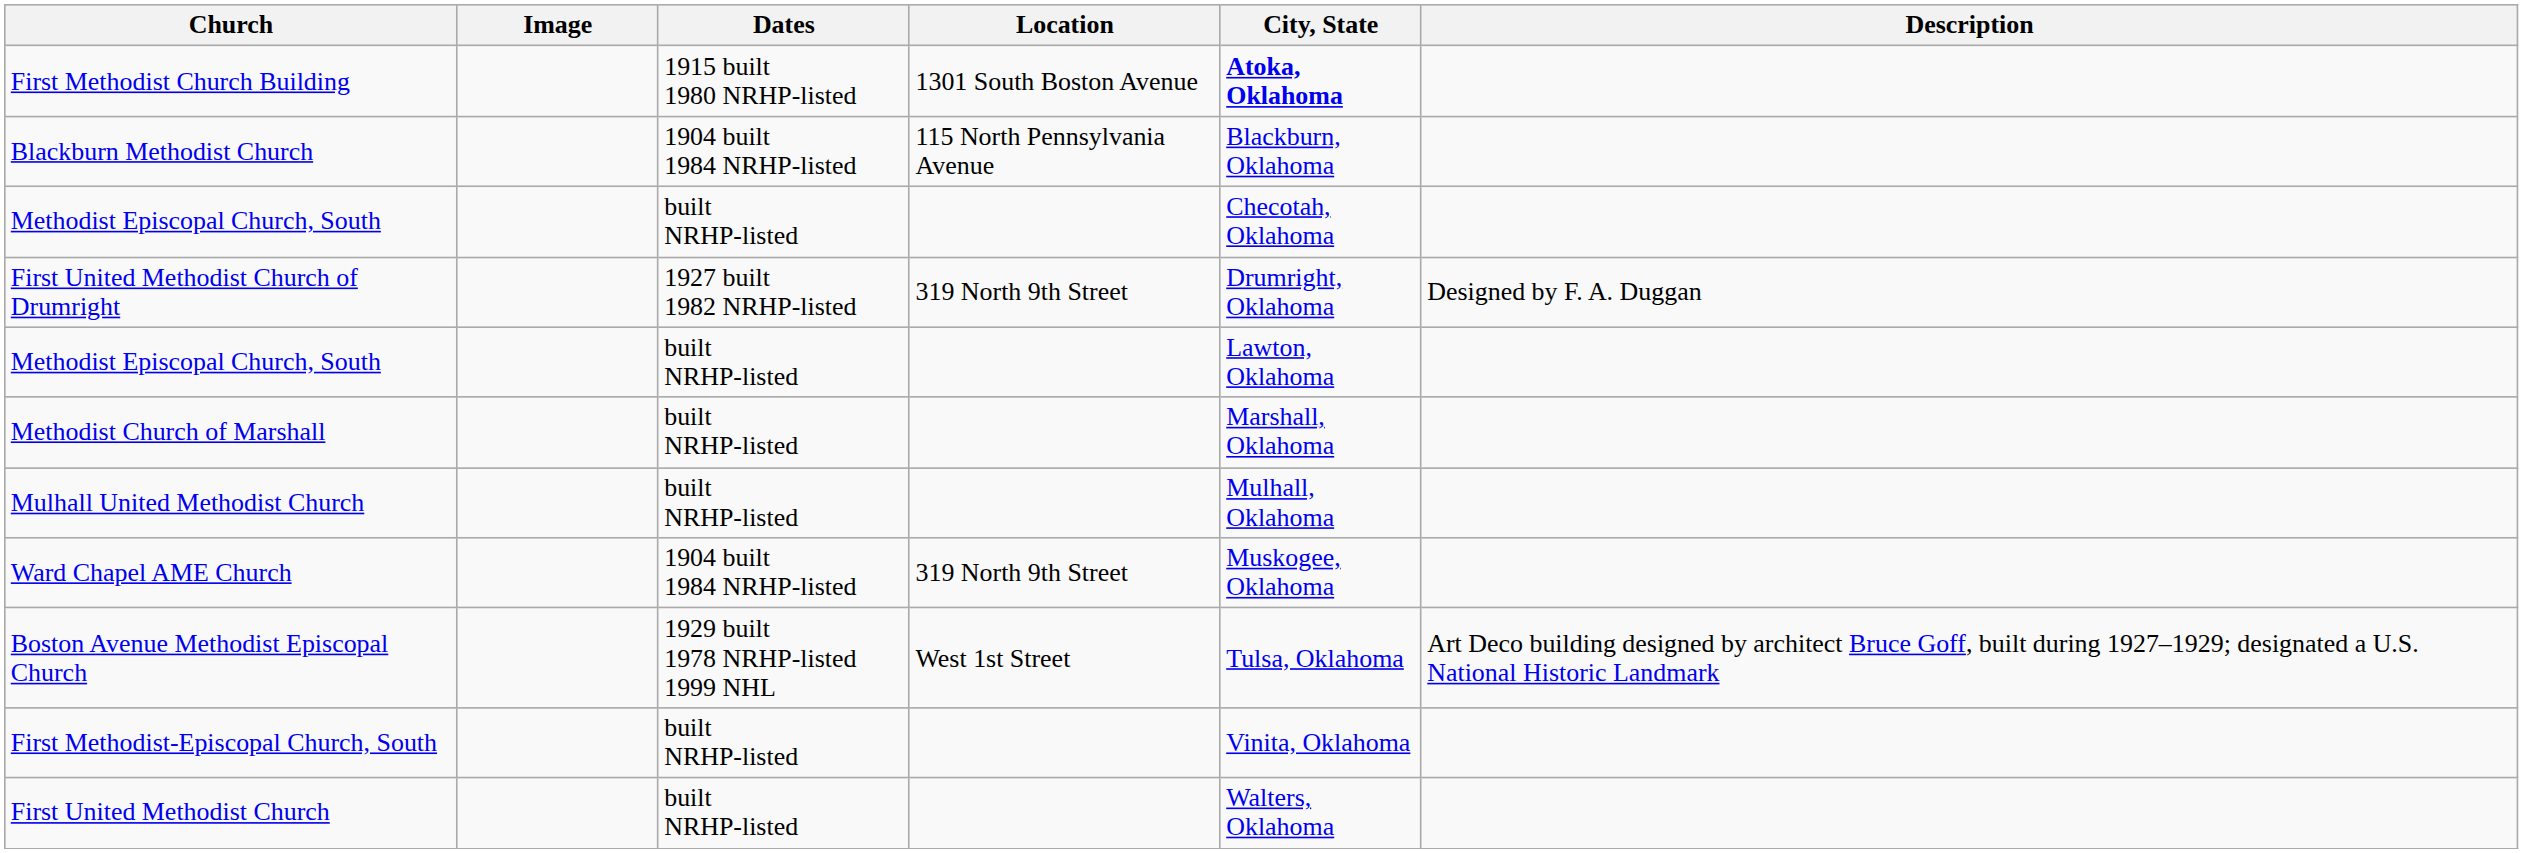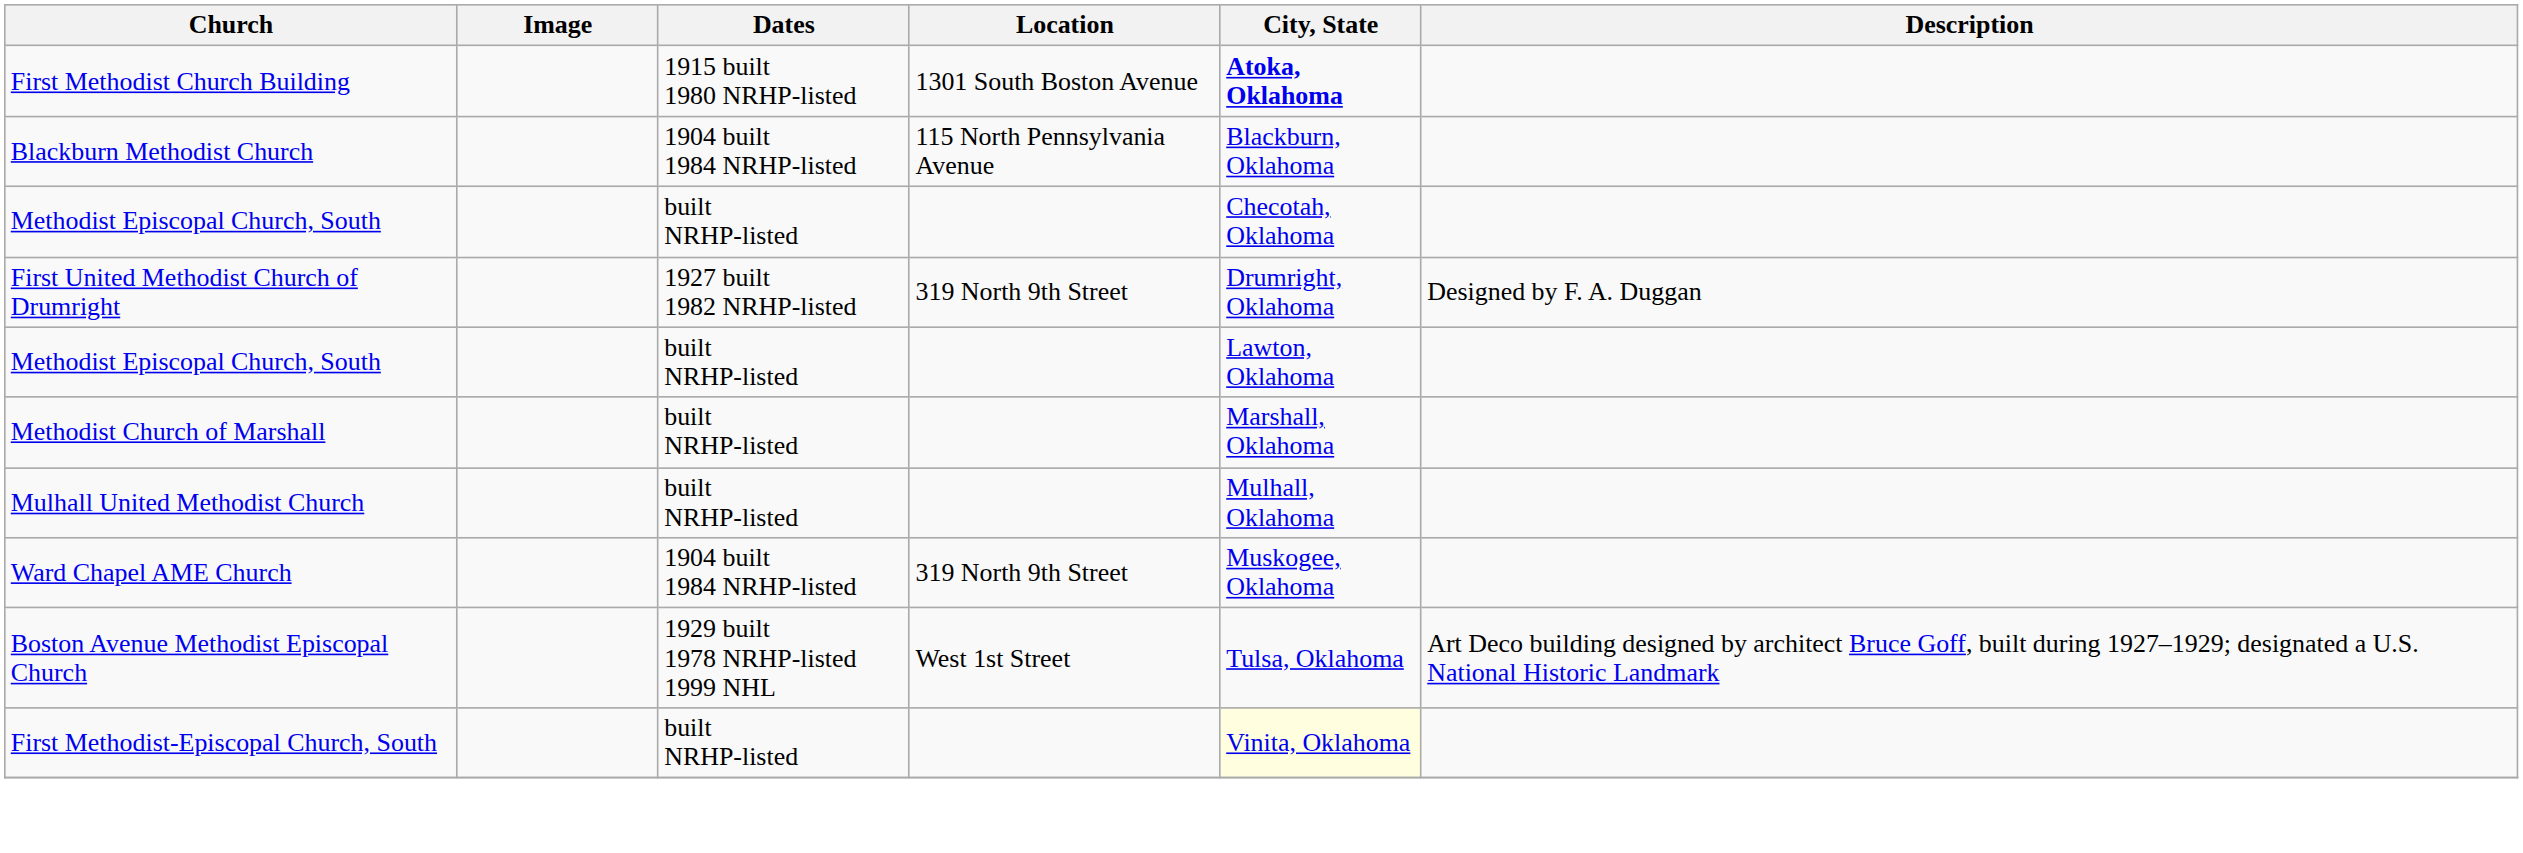(1318, 742) no background -> (1318, 742) lightyellow background
- row: (170, 812)
